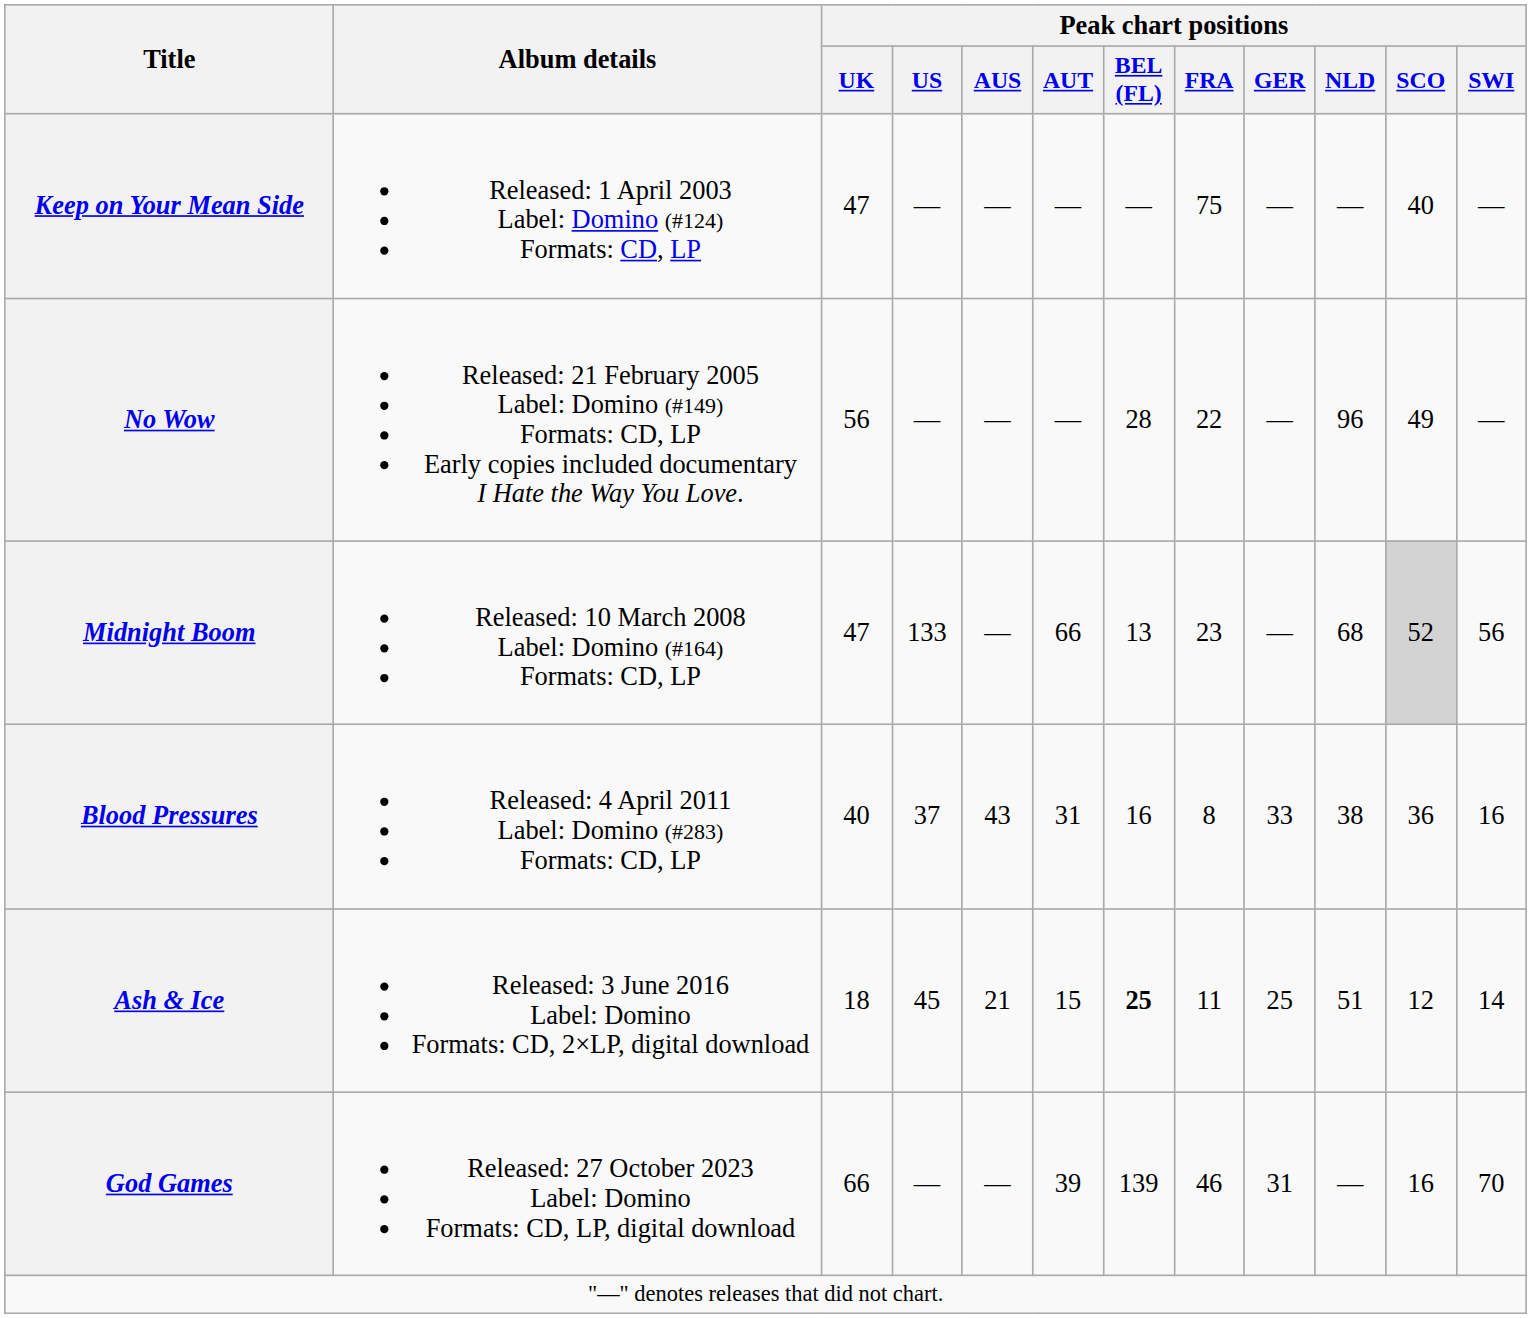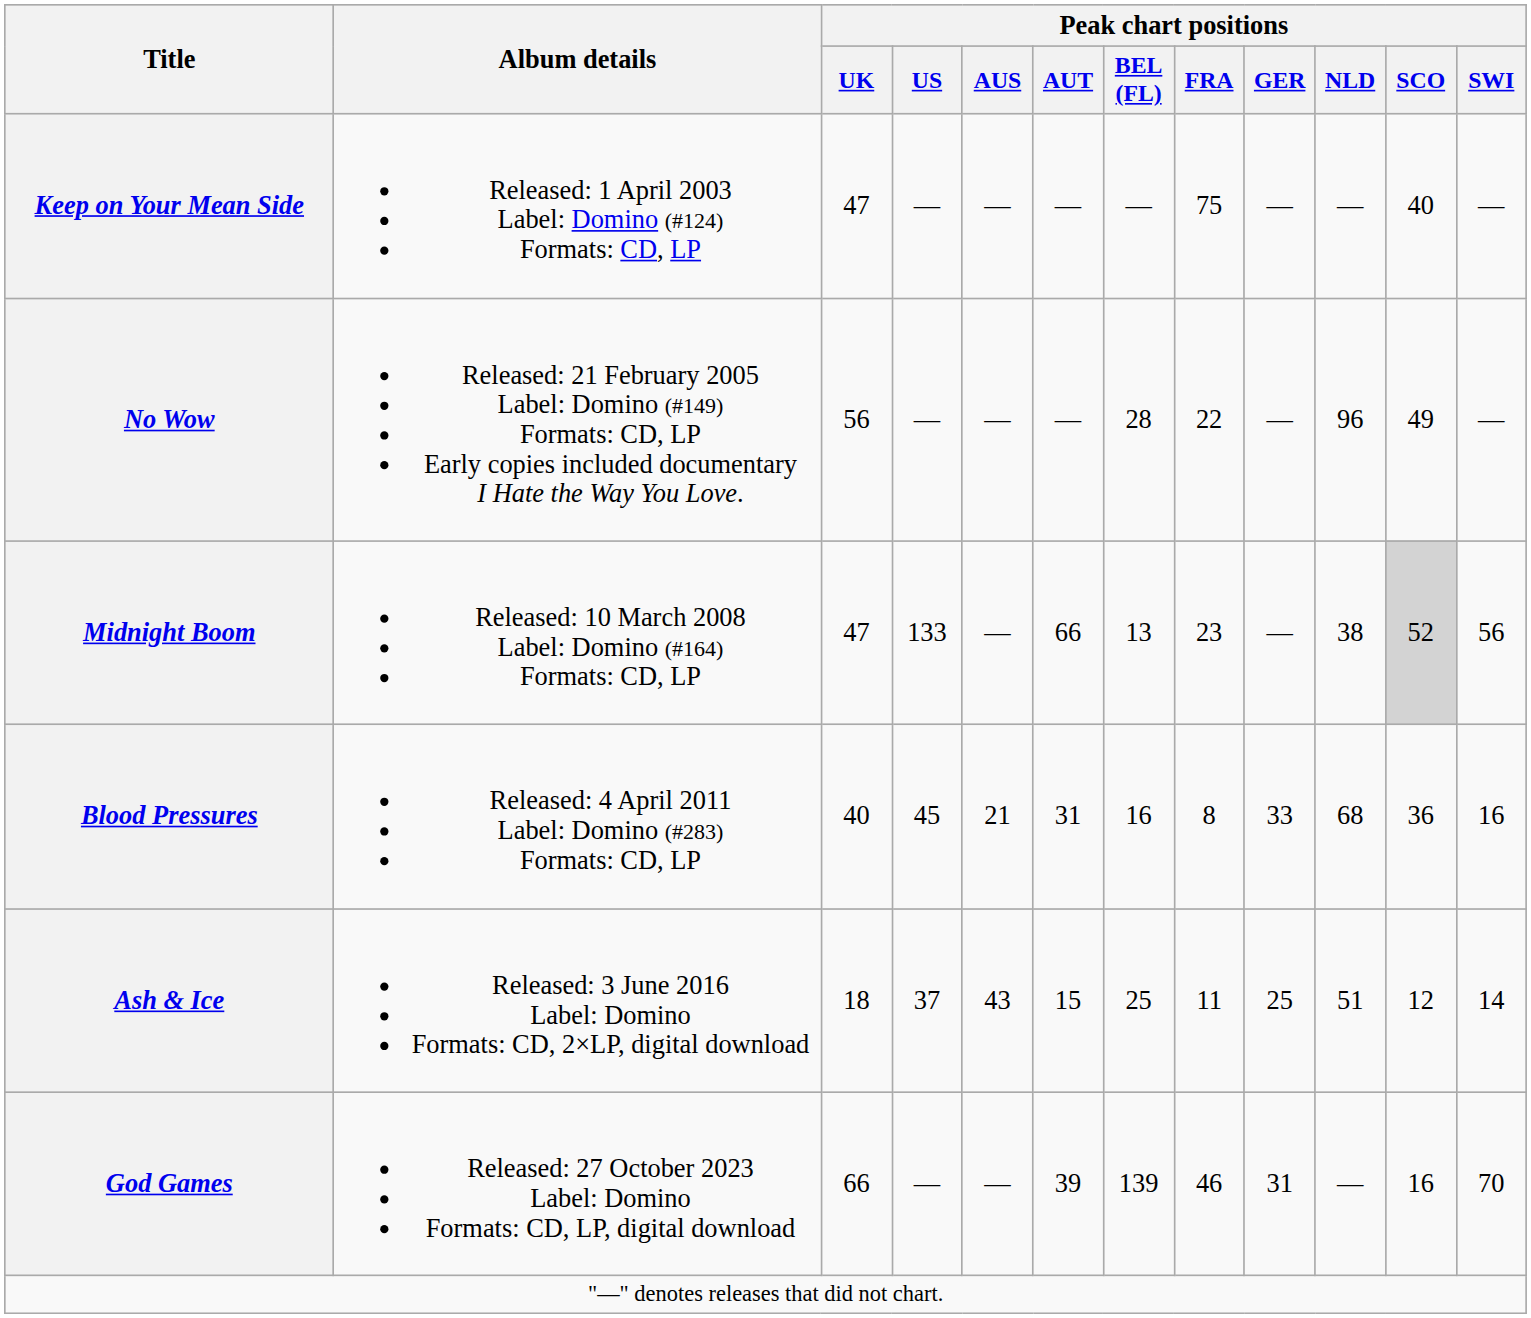(1350, 632) 68 -> (1350, 632) 38
(927, 816) 37 -> (927, 816) 45
(998, 816) 43 -> (998, 816) 21
(1350, 816) 38 -> (1350, 816) 68
(927, 999) 45 -> (927, 999) 37
(998, 999) 21 -> (998, 999) 43
(1139, 999) bold -> (1139, 999) normal
